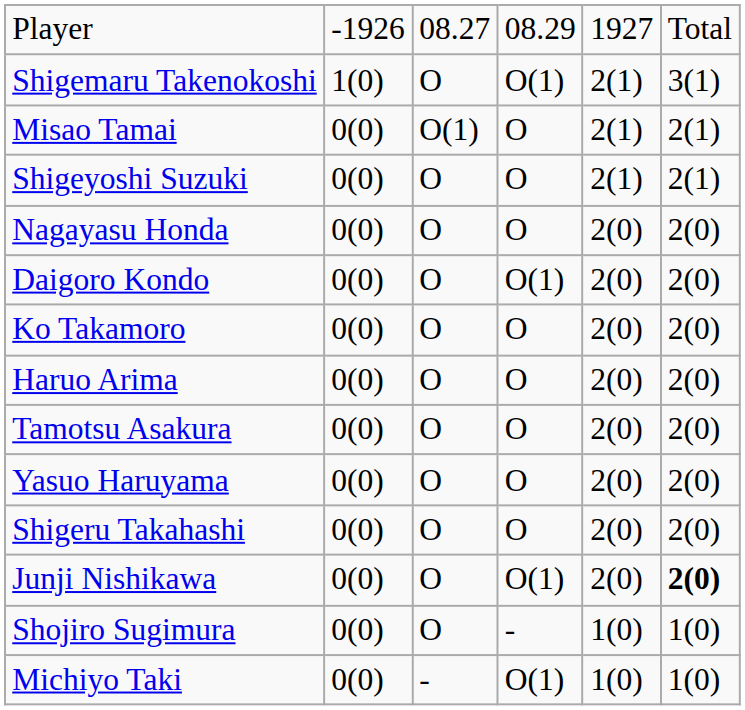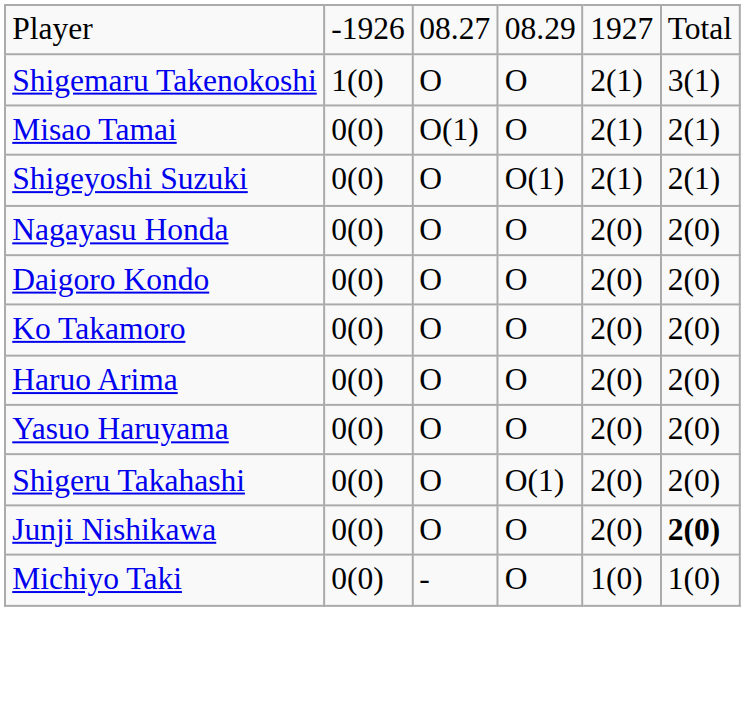(535, 79) O(1) -> (516, 79) O
(516, 179) O -> (535, 179) O(1)
(535, 279) O(1) -> (516, 279) O
- row: (122, 429)
(516, 529) O -> (535, 479) O(1)
(535, 579) O(1) -> (516, 529) O
- row: (124, 629)
(535, 679) O(1) -> (516, 579) O
